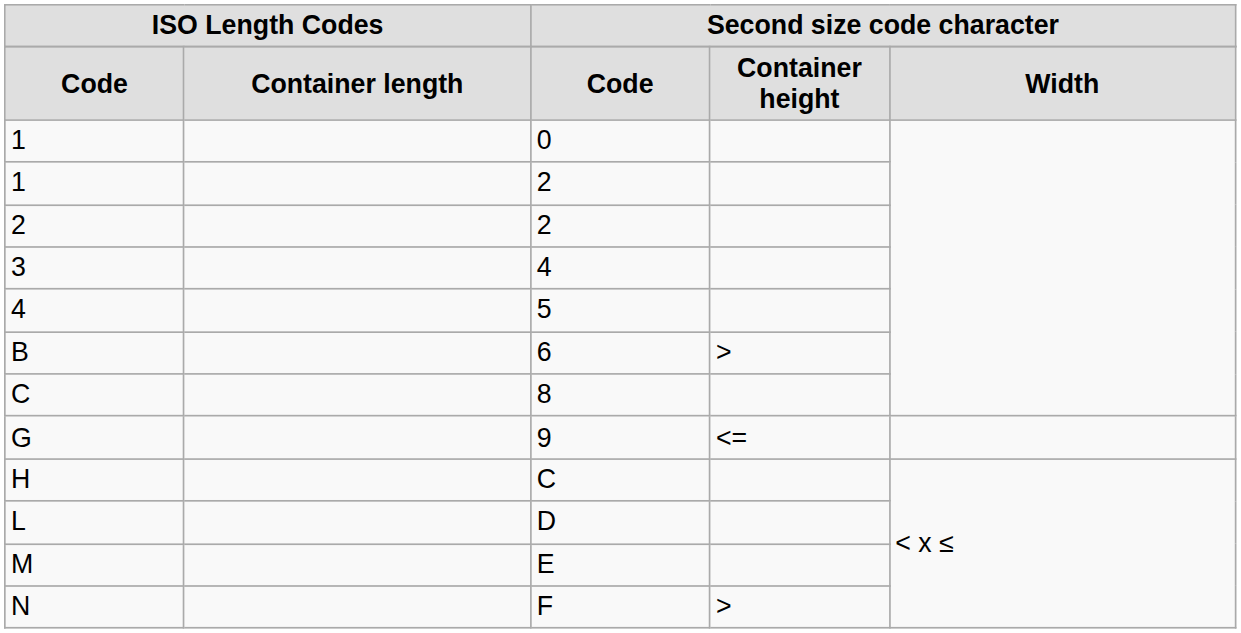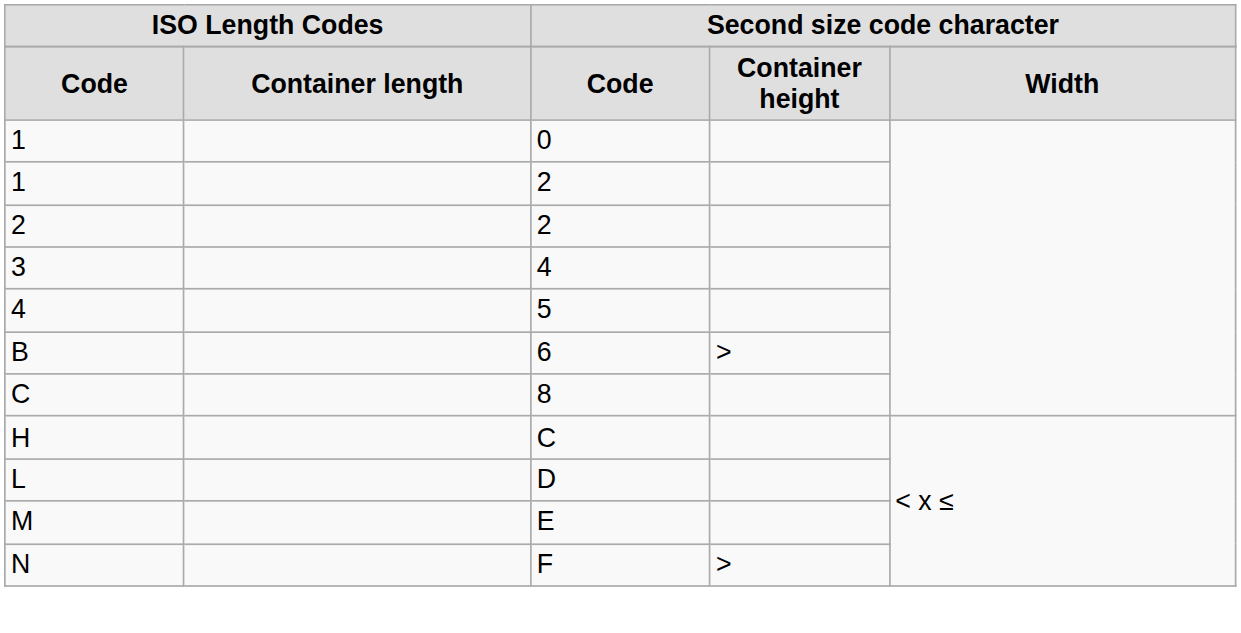- row: (21, 437)
